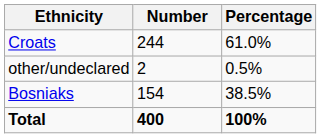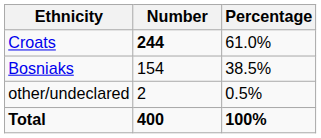(150, 42) normal -> (150, 42) bold
rows swapped: (41, 94) <-> (69, 68)
